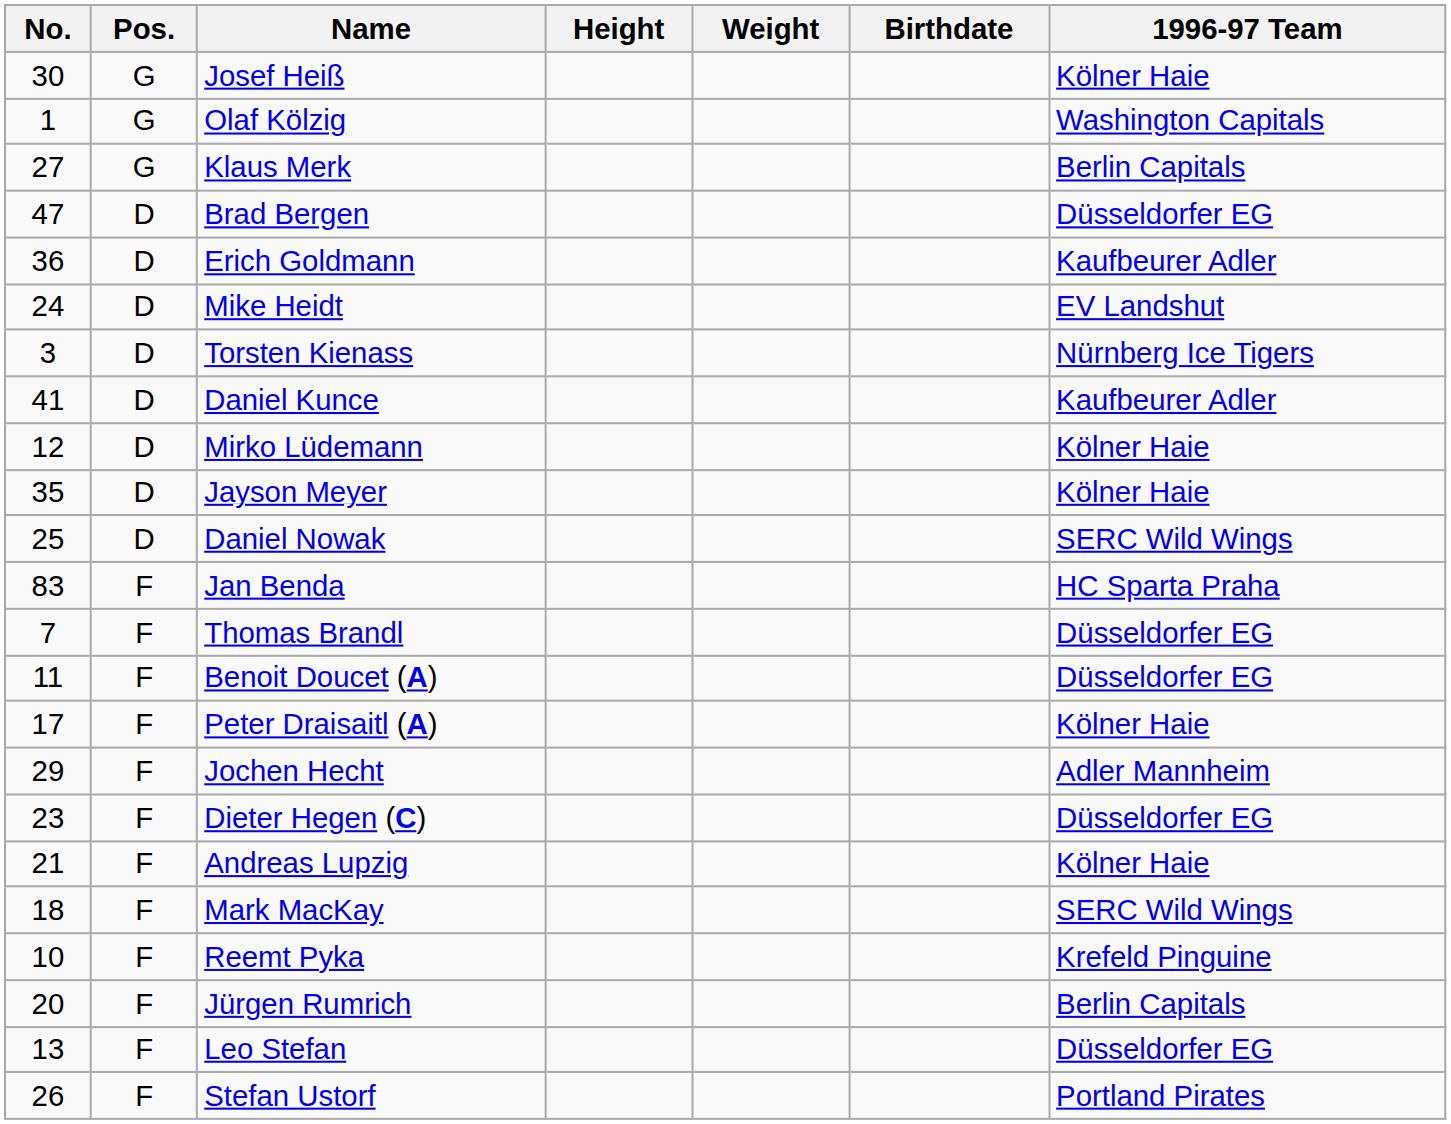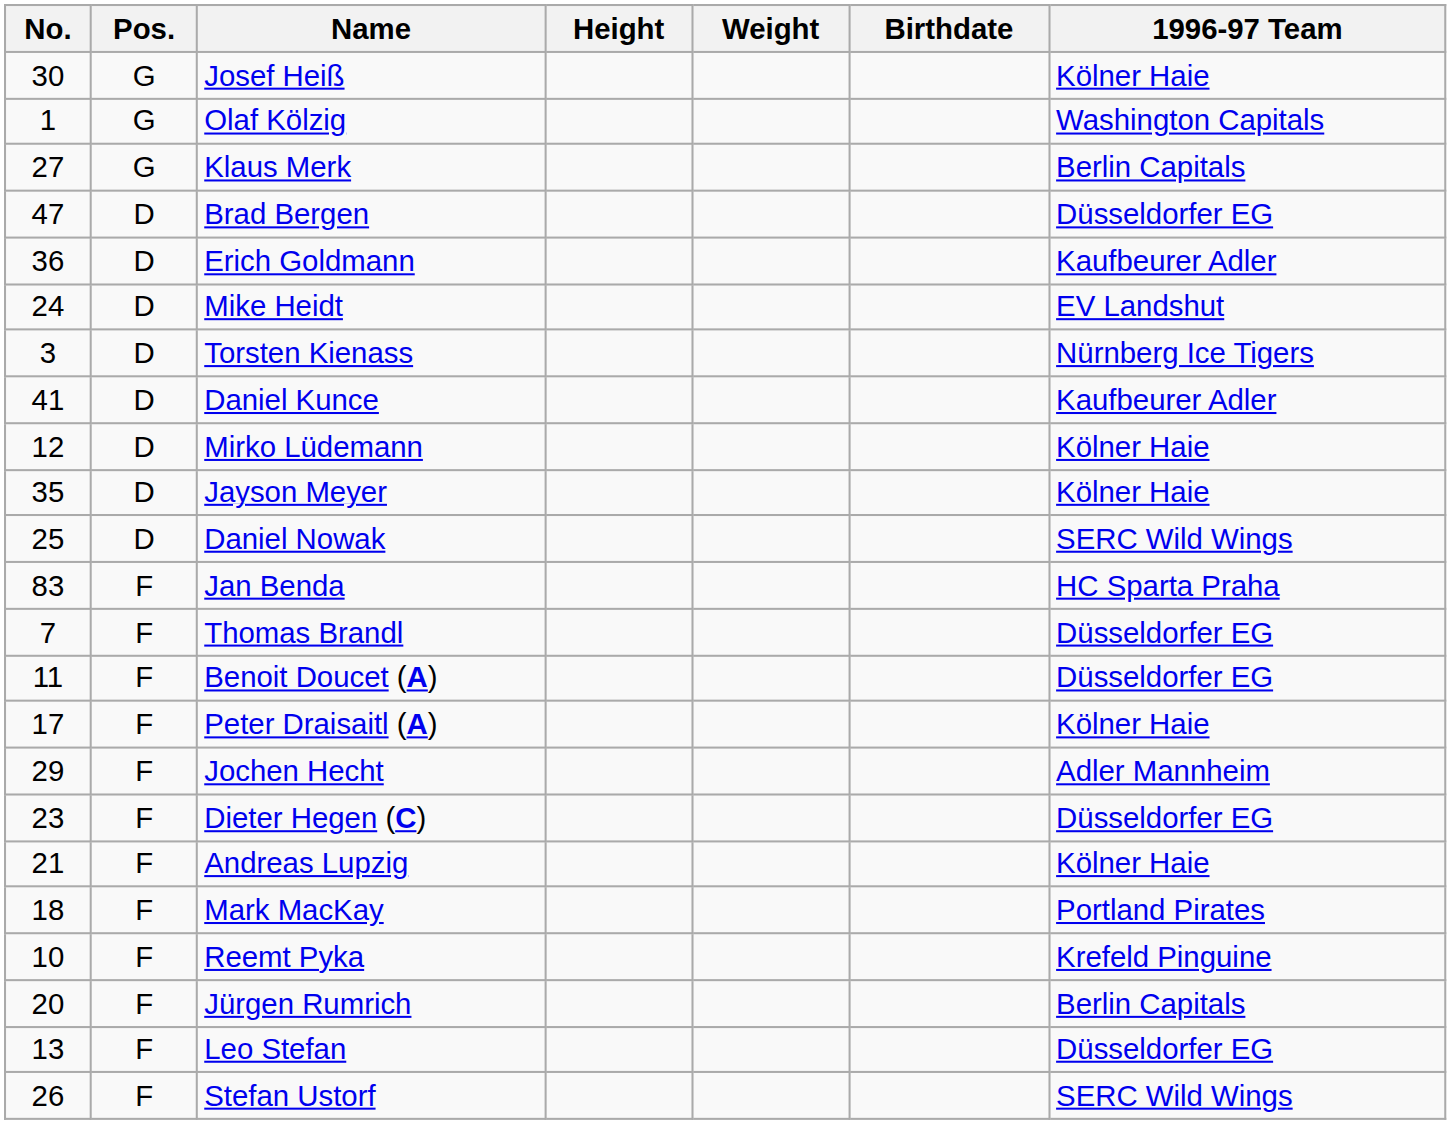(1174, 910) SERC Wild Wings -> (1161, 910) Portland Pirates
(1161, 1096) Portland Pirates -> (1174, 1096) SERC Wild Wings
